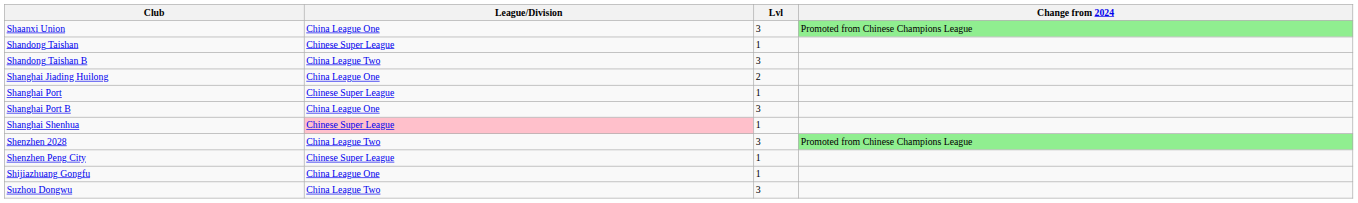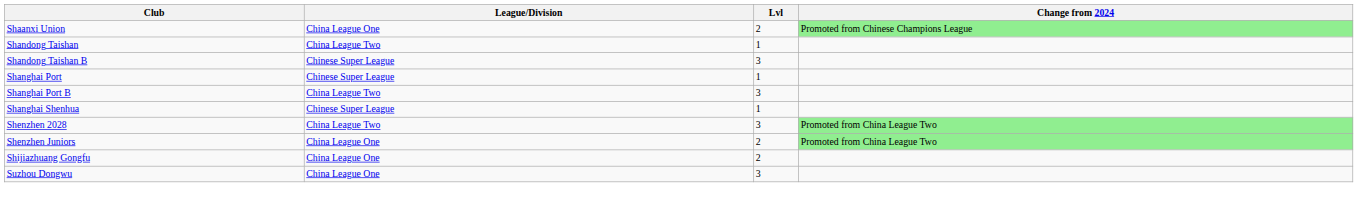(758, 29) 3 -> (758, 29) 2
(350, 45) Chinese Super League -> (343, 45) China League Two
(343, 61) China League Two -> (350, 61) Chinese Super League
- row: (57, 77)
(343, 109) China League One -> (343, 93) China League Two
(350, 126) pink background -> (350, 109) no background
(887, 142) Promoted from Chinese Champions League -> (869, 126) Promoted from China League Two
+ row: (41, 142)
- row: (46, 158)
(758, 174) 1 -> (758, 158) 2
(343, 190) China League Two -> (343, 174) China League One
